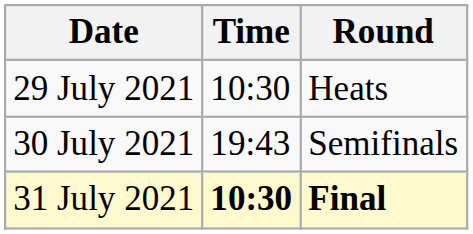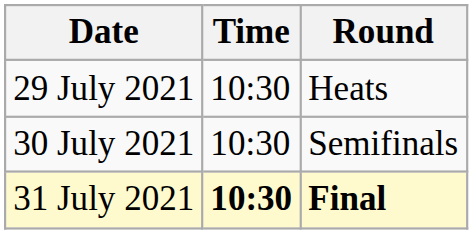(250, 143) 19:43 -> (250, 143) 10:30
